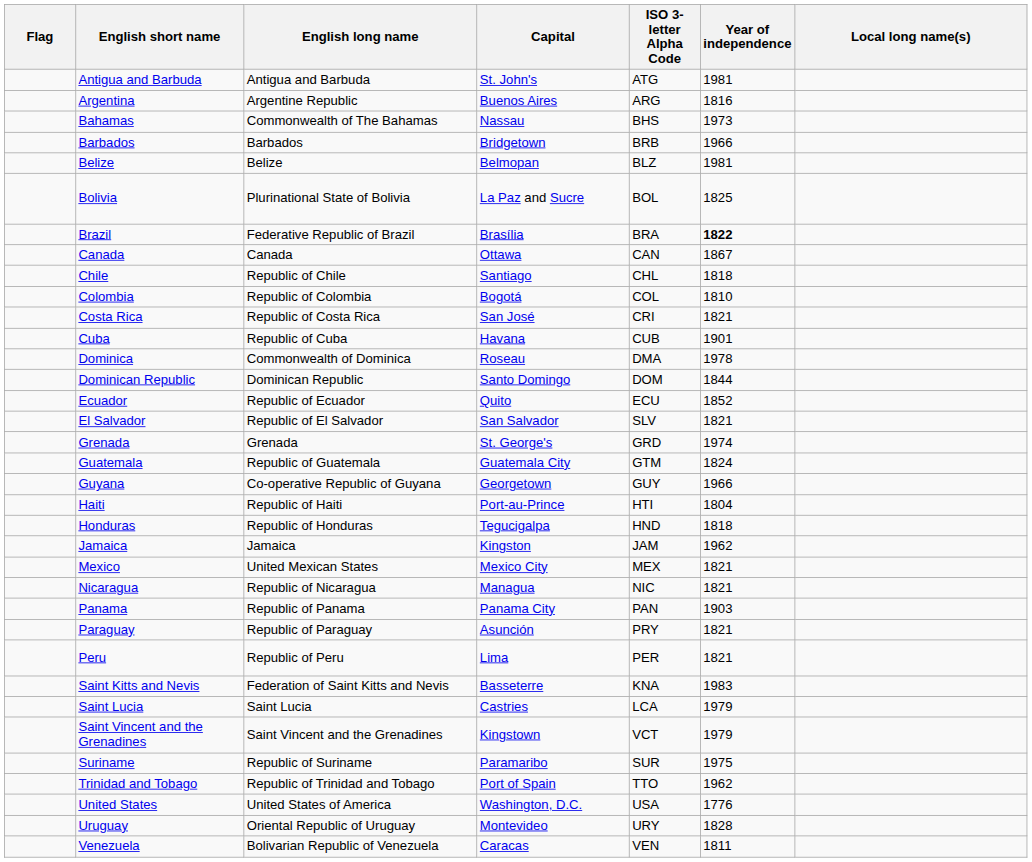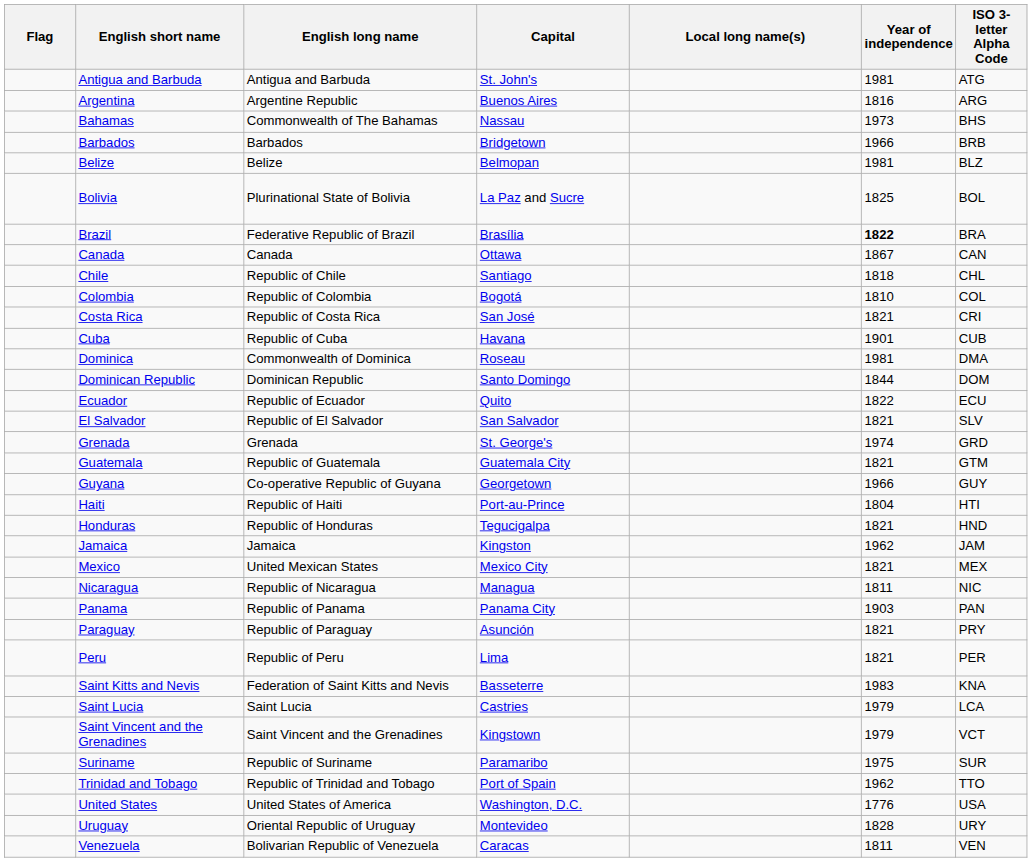columns swapped: (911, 37) <-> (665, 37)
(718, 359) 1978 -> (879, 359) 1981
(718, 400) 1852 -> (879, 400) 1822
(718, 463) 1824 -> (879, 463) 1821
(718, 525) 1818 -> (879, 525) 1821
(718, 588) 1821 -> (879, 588) 1811
